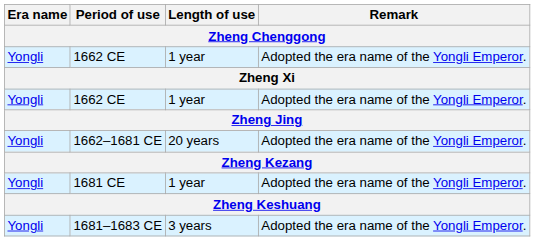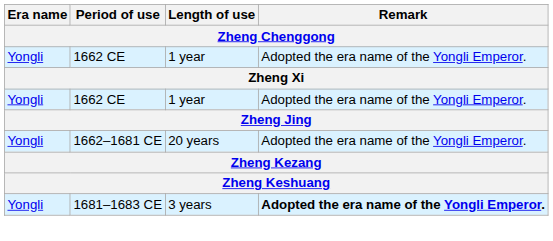- row: (99, 183)
(394, 225) normal -> (403, 204) bold
